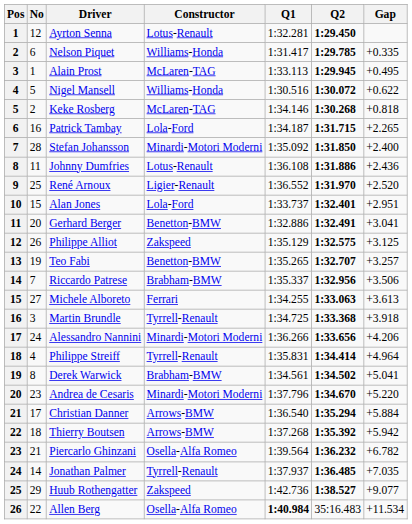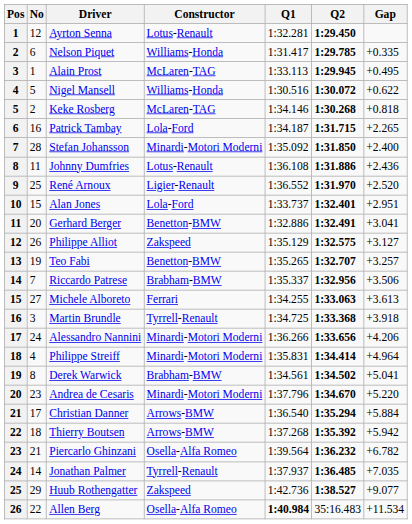(383, 242) +3.125 -> (383, 242) +3.127
(182, 357) Tyrrell-Renault -> (204, 357) Minardi-Motori Moderni
